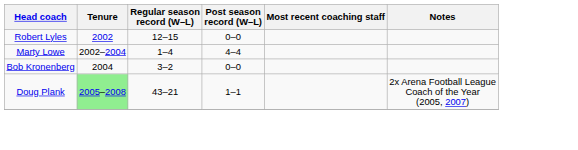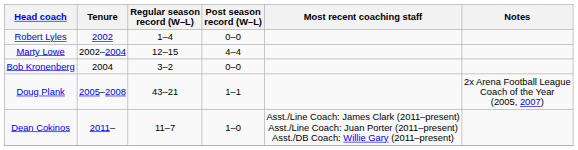(165, 37) 12–15 -> (165, 37) 1–4
(165, 52) 1–4 -> (165, 52) 12–15
(102, 92) lightgreen background -> (102, 92) no background
+ row: (41, 128)
